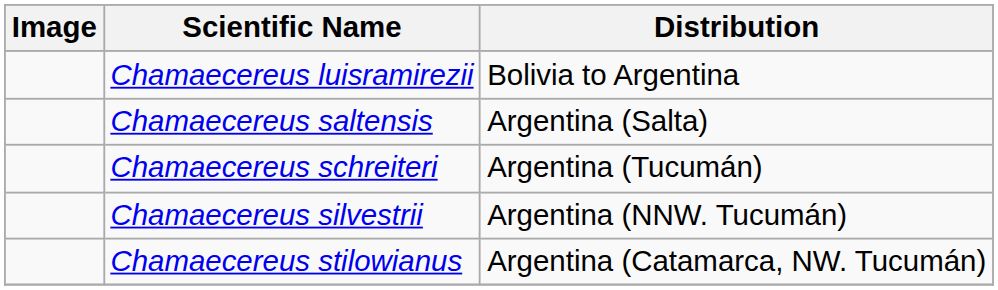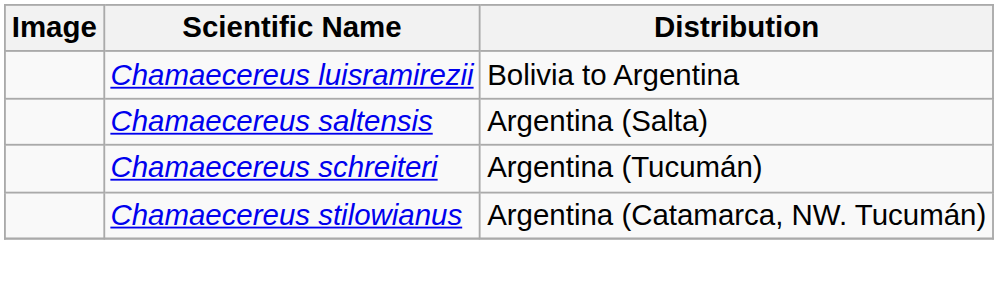- row: (267, 214)
